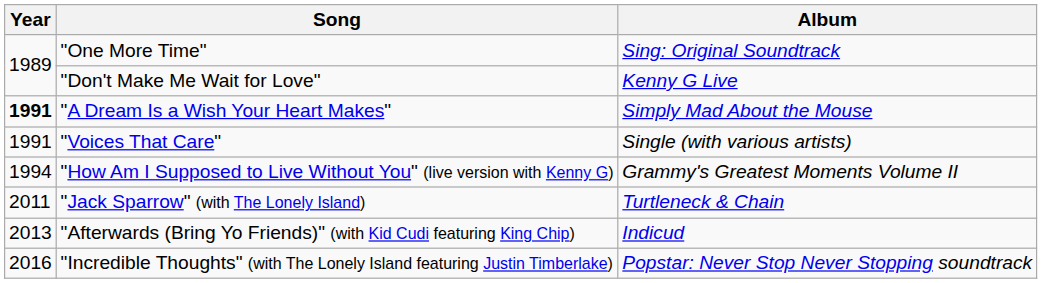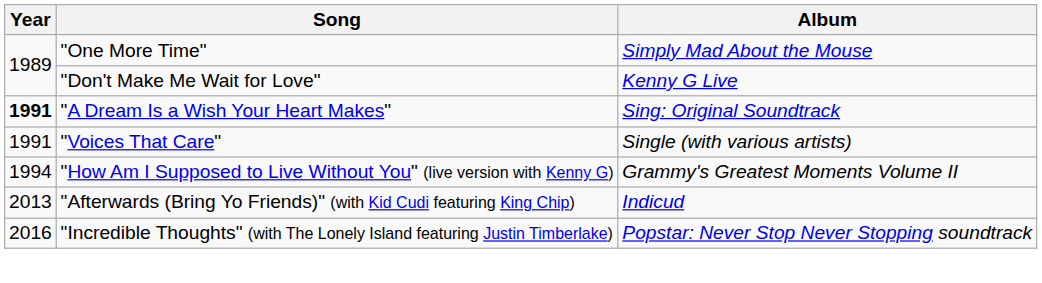(731, 50) Sing: Original Soundtrack -> (747, 50) Simply Mad About the Mouse
(747, 111) Simply Mad About the Mouse -> (731, 111) Sing: Original Soundtrack
- row: (213, 202)
